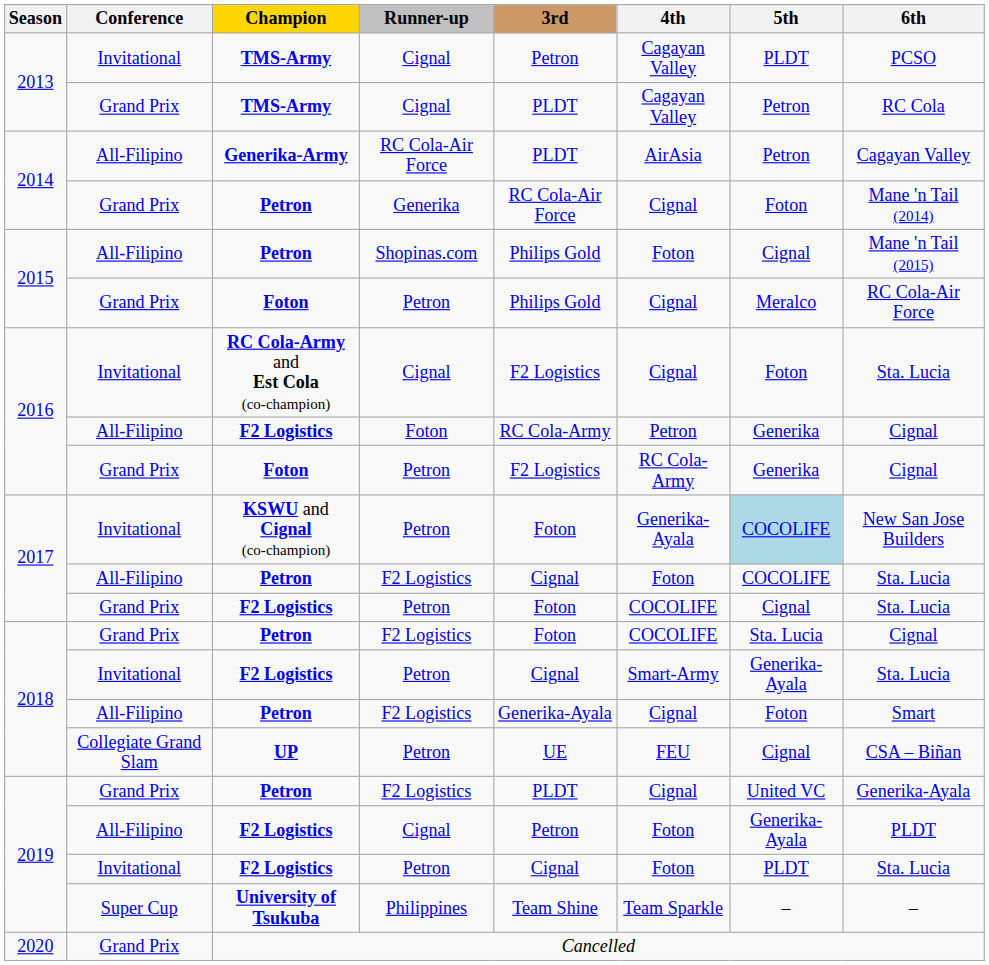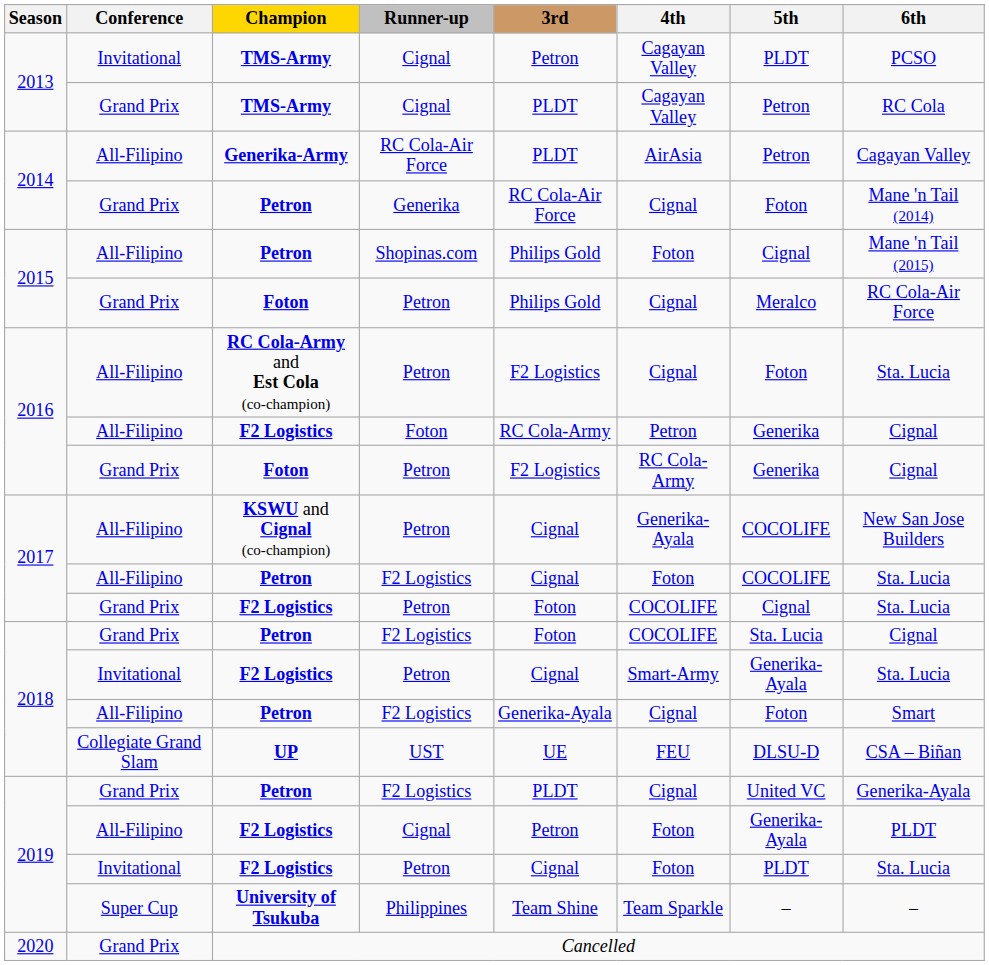(139, 372) Invitational -> (139, 372) All-Filipino
(426, 372) Cignal -> (426, 372) Petron
(139, 529) Invitational -> (139, 529) All-Filipino
(555, 529) Foton -> (555, 529) Cignal
(786, 529) lightblue background -> (786, 529) no background
(426, 752) Petron -> (426, 752) UST
(786, 752) Cignal -> (786, 752) DLSU-D
